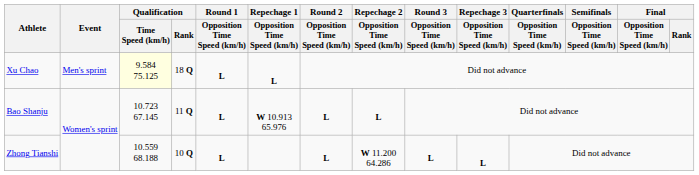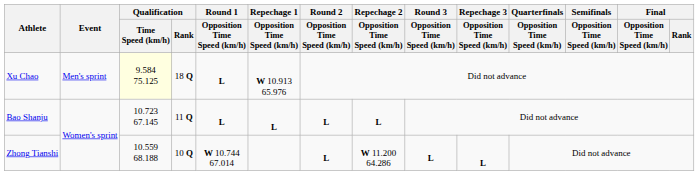(274, 81) L -> (274, 87) W 10.913 65.976
(274, 122) W 10.913 65.976 -> (274, 128) L
(222, 158) L -> (222, 158) W 10.744 67.014
